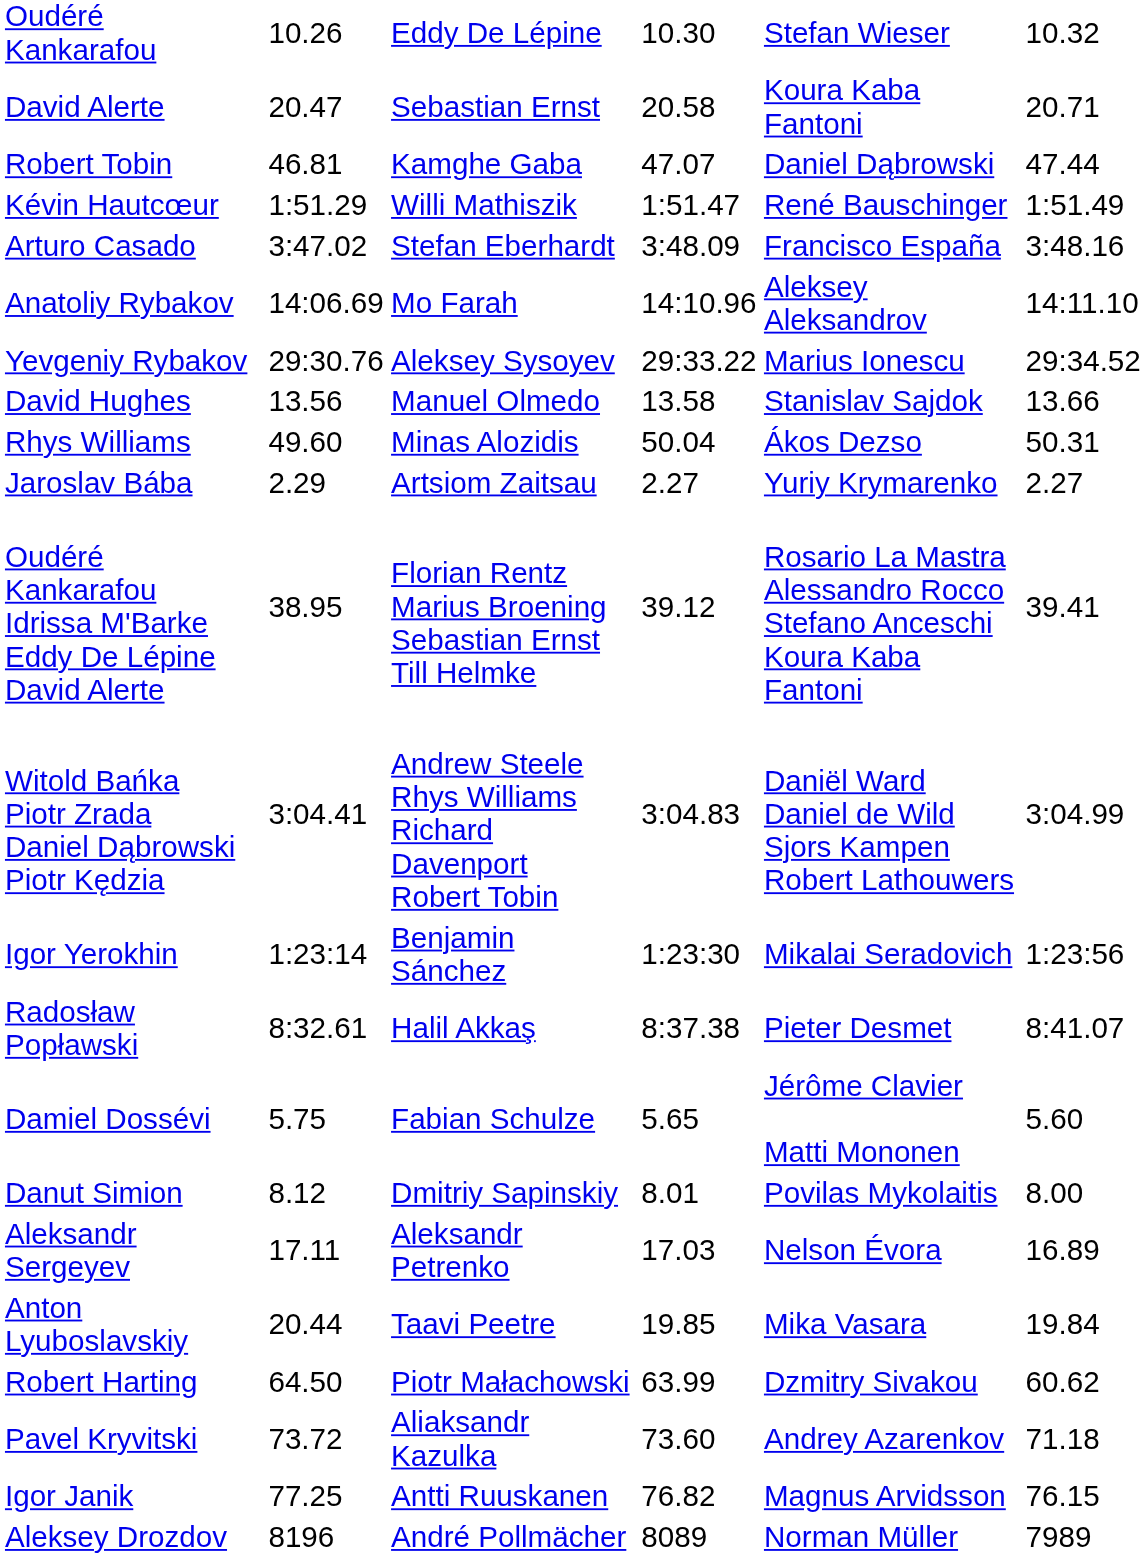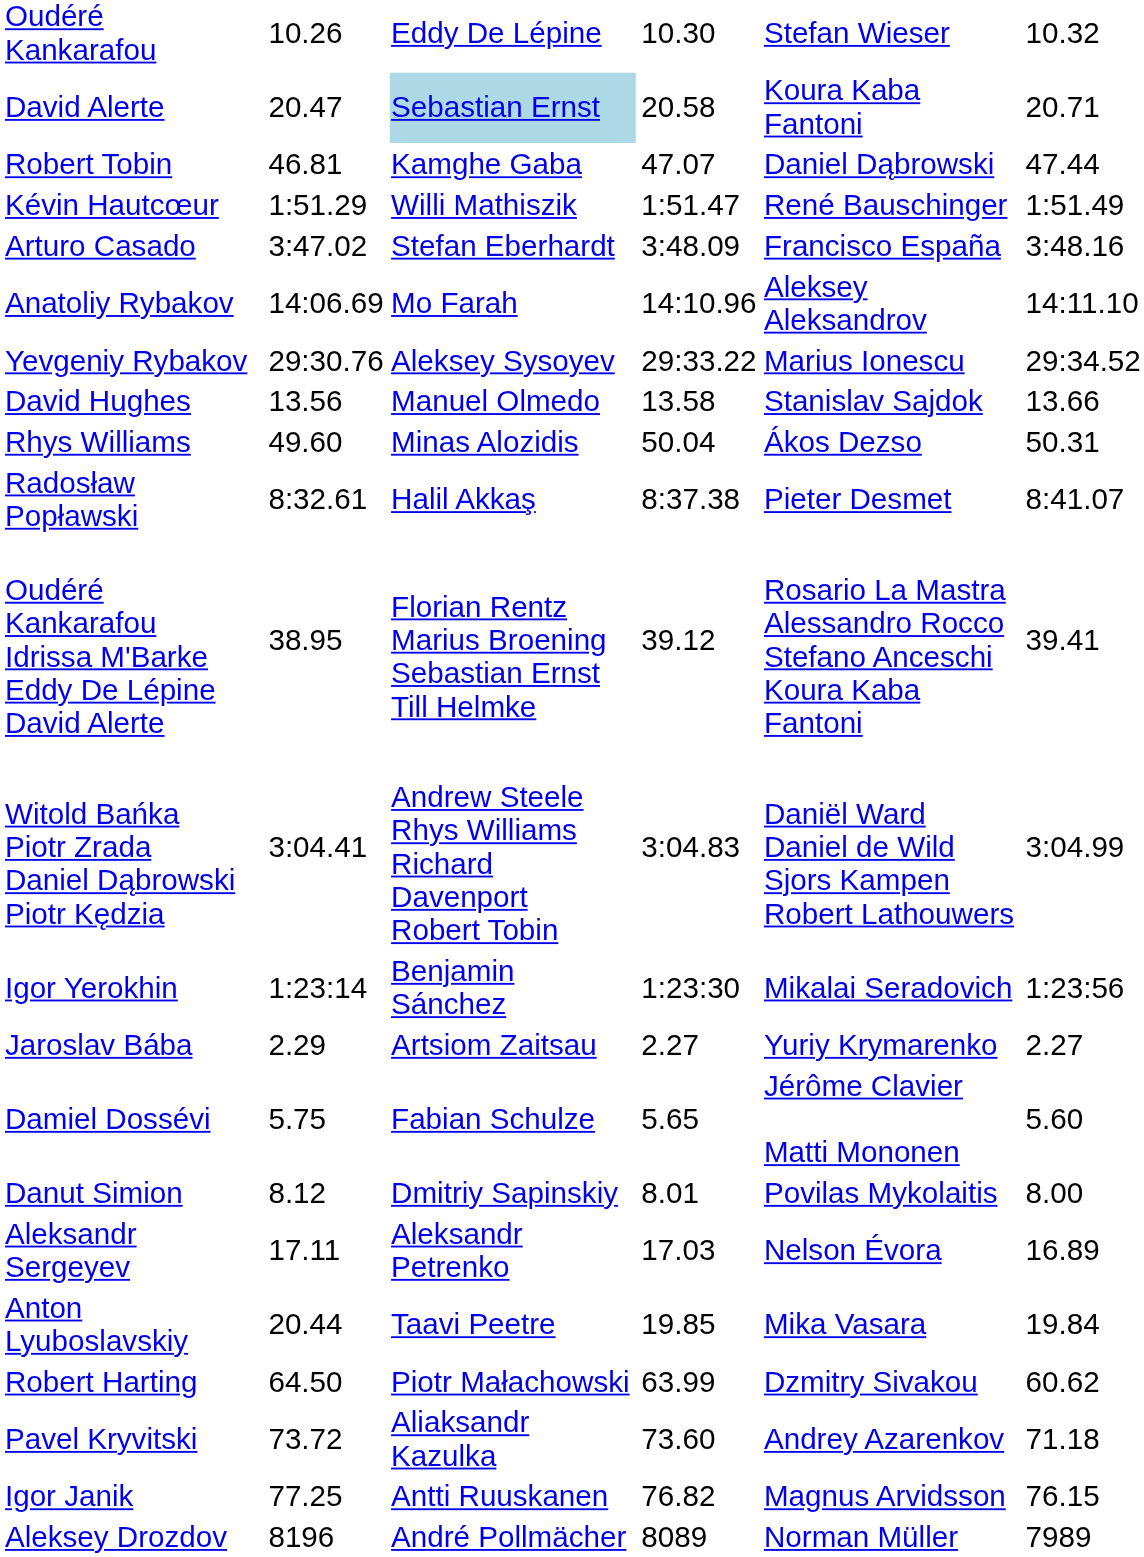(496, 107) no background -> (496, 107) lightblue background
rows swapped: (72, 1028) <-> (99, 482)
